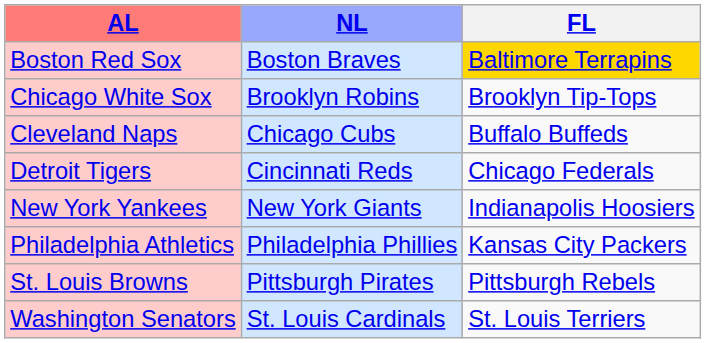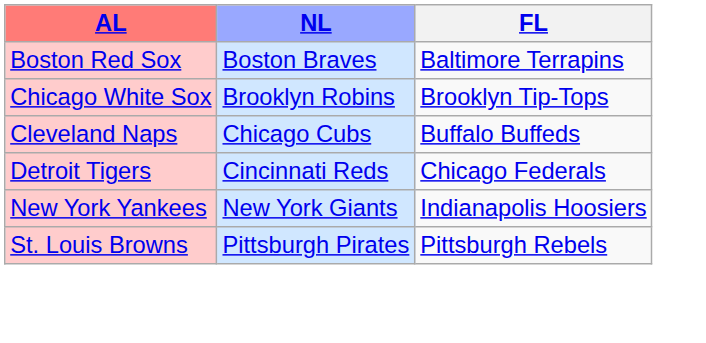(570, 60) gold background -> (522, 60) no background
- row: (122, 245)
- row: (123, 318)
